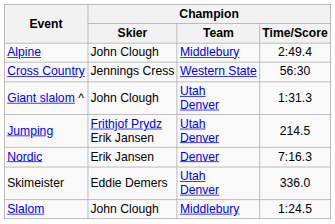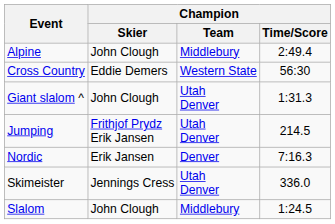(132, 71) Jennings Cress -> (129, 71) Eddie Demers
(129, 183) Eddie Demers -> (132, 183) Jennings Cress
